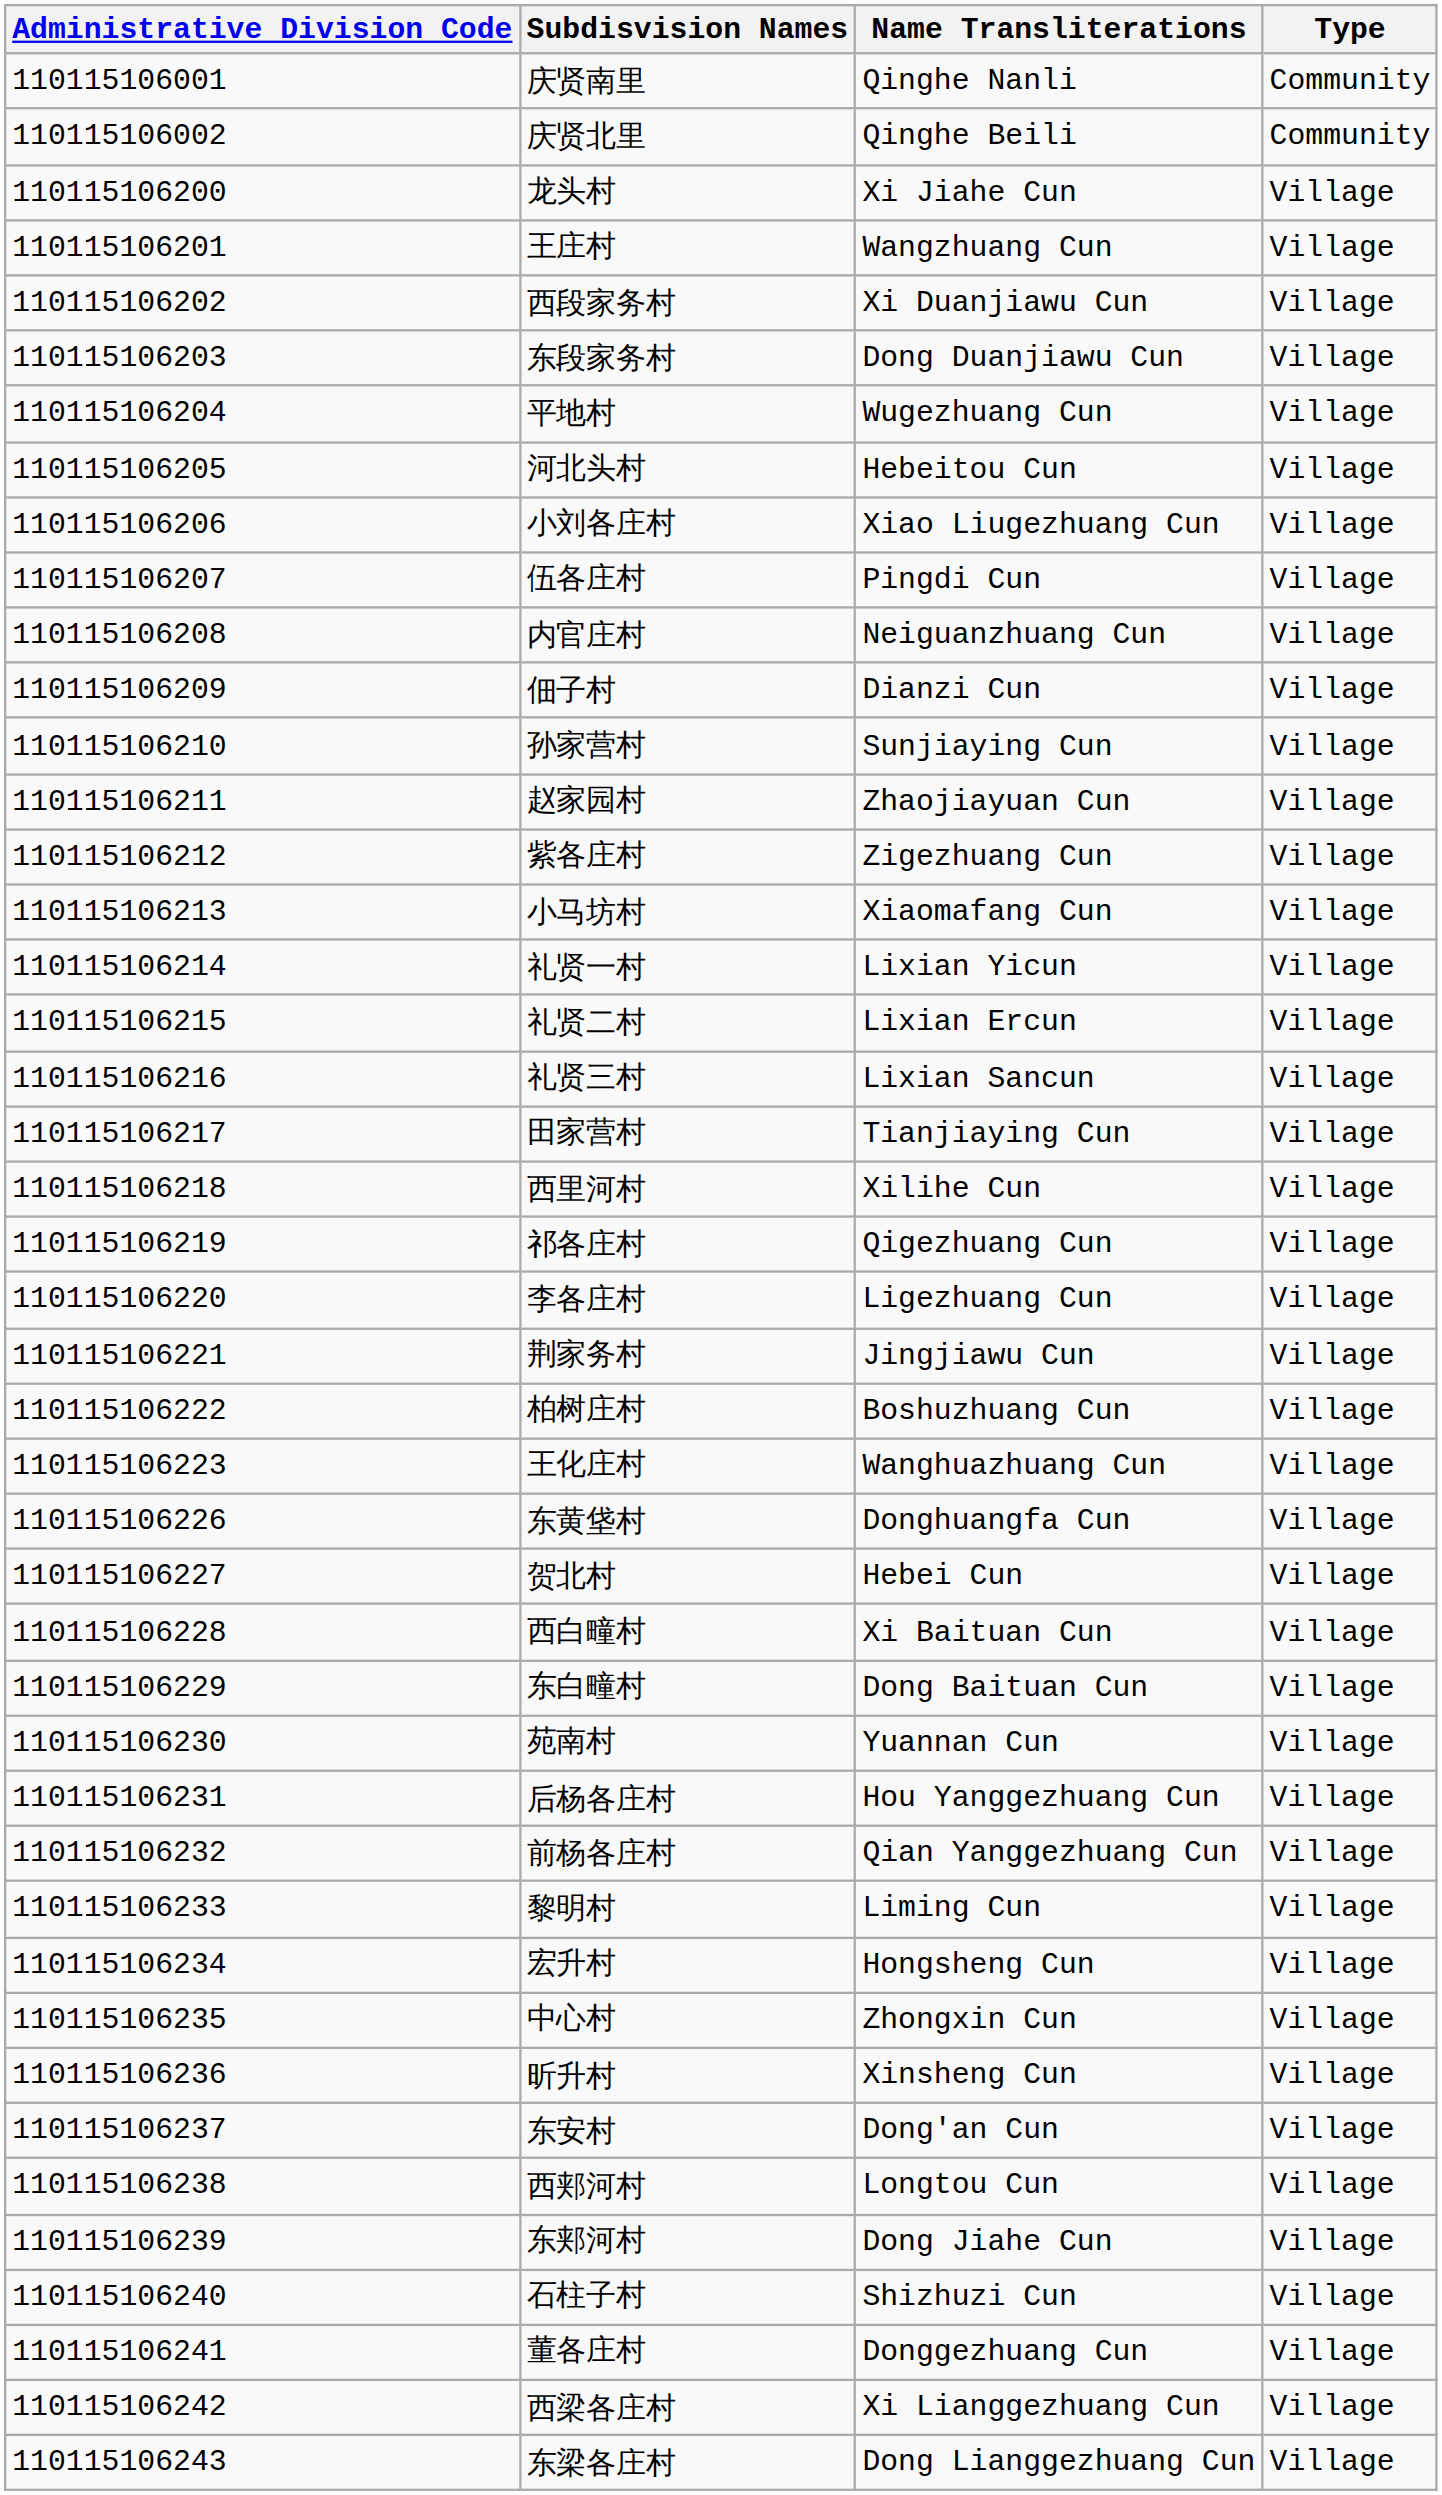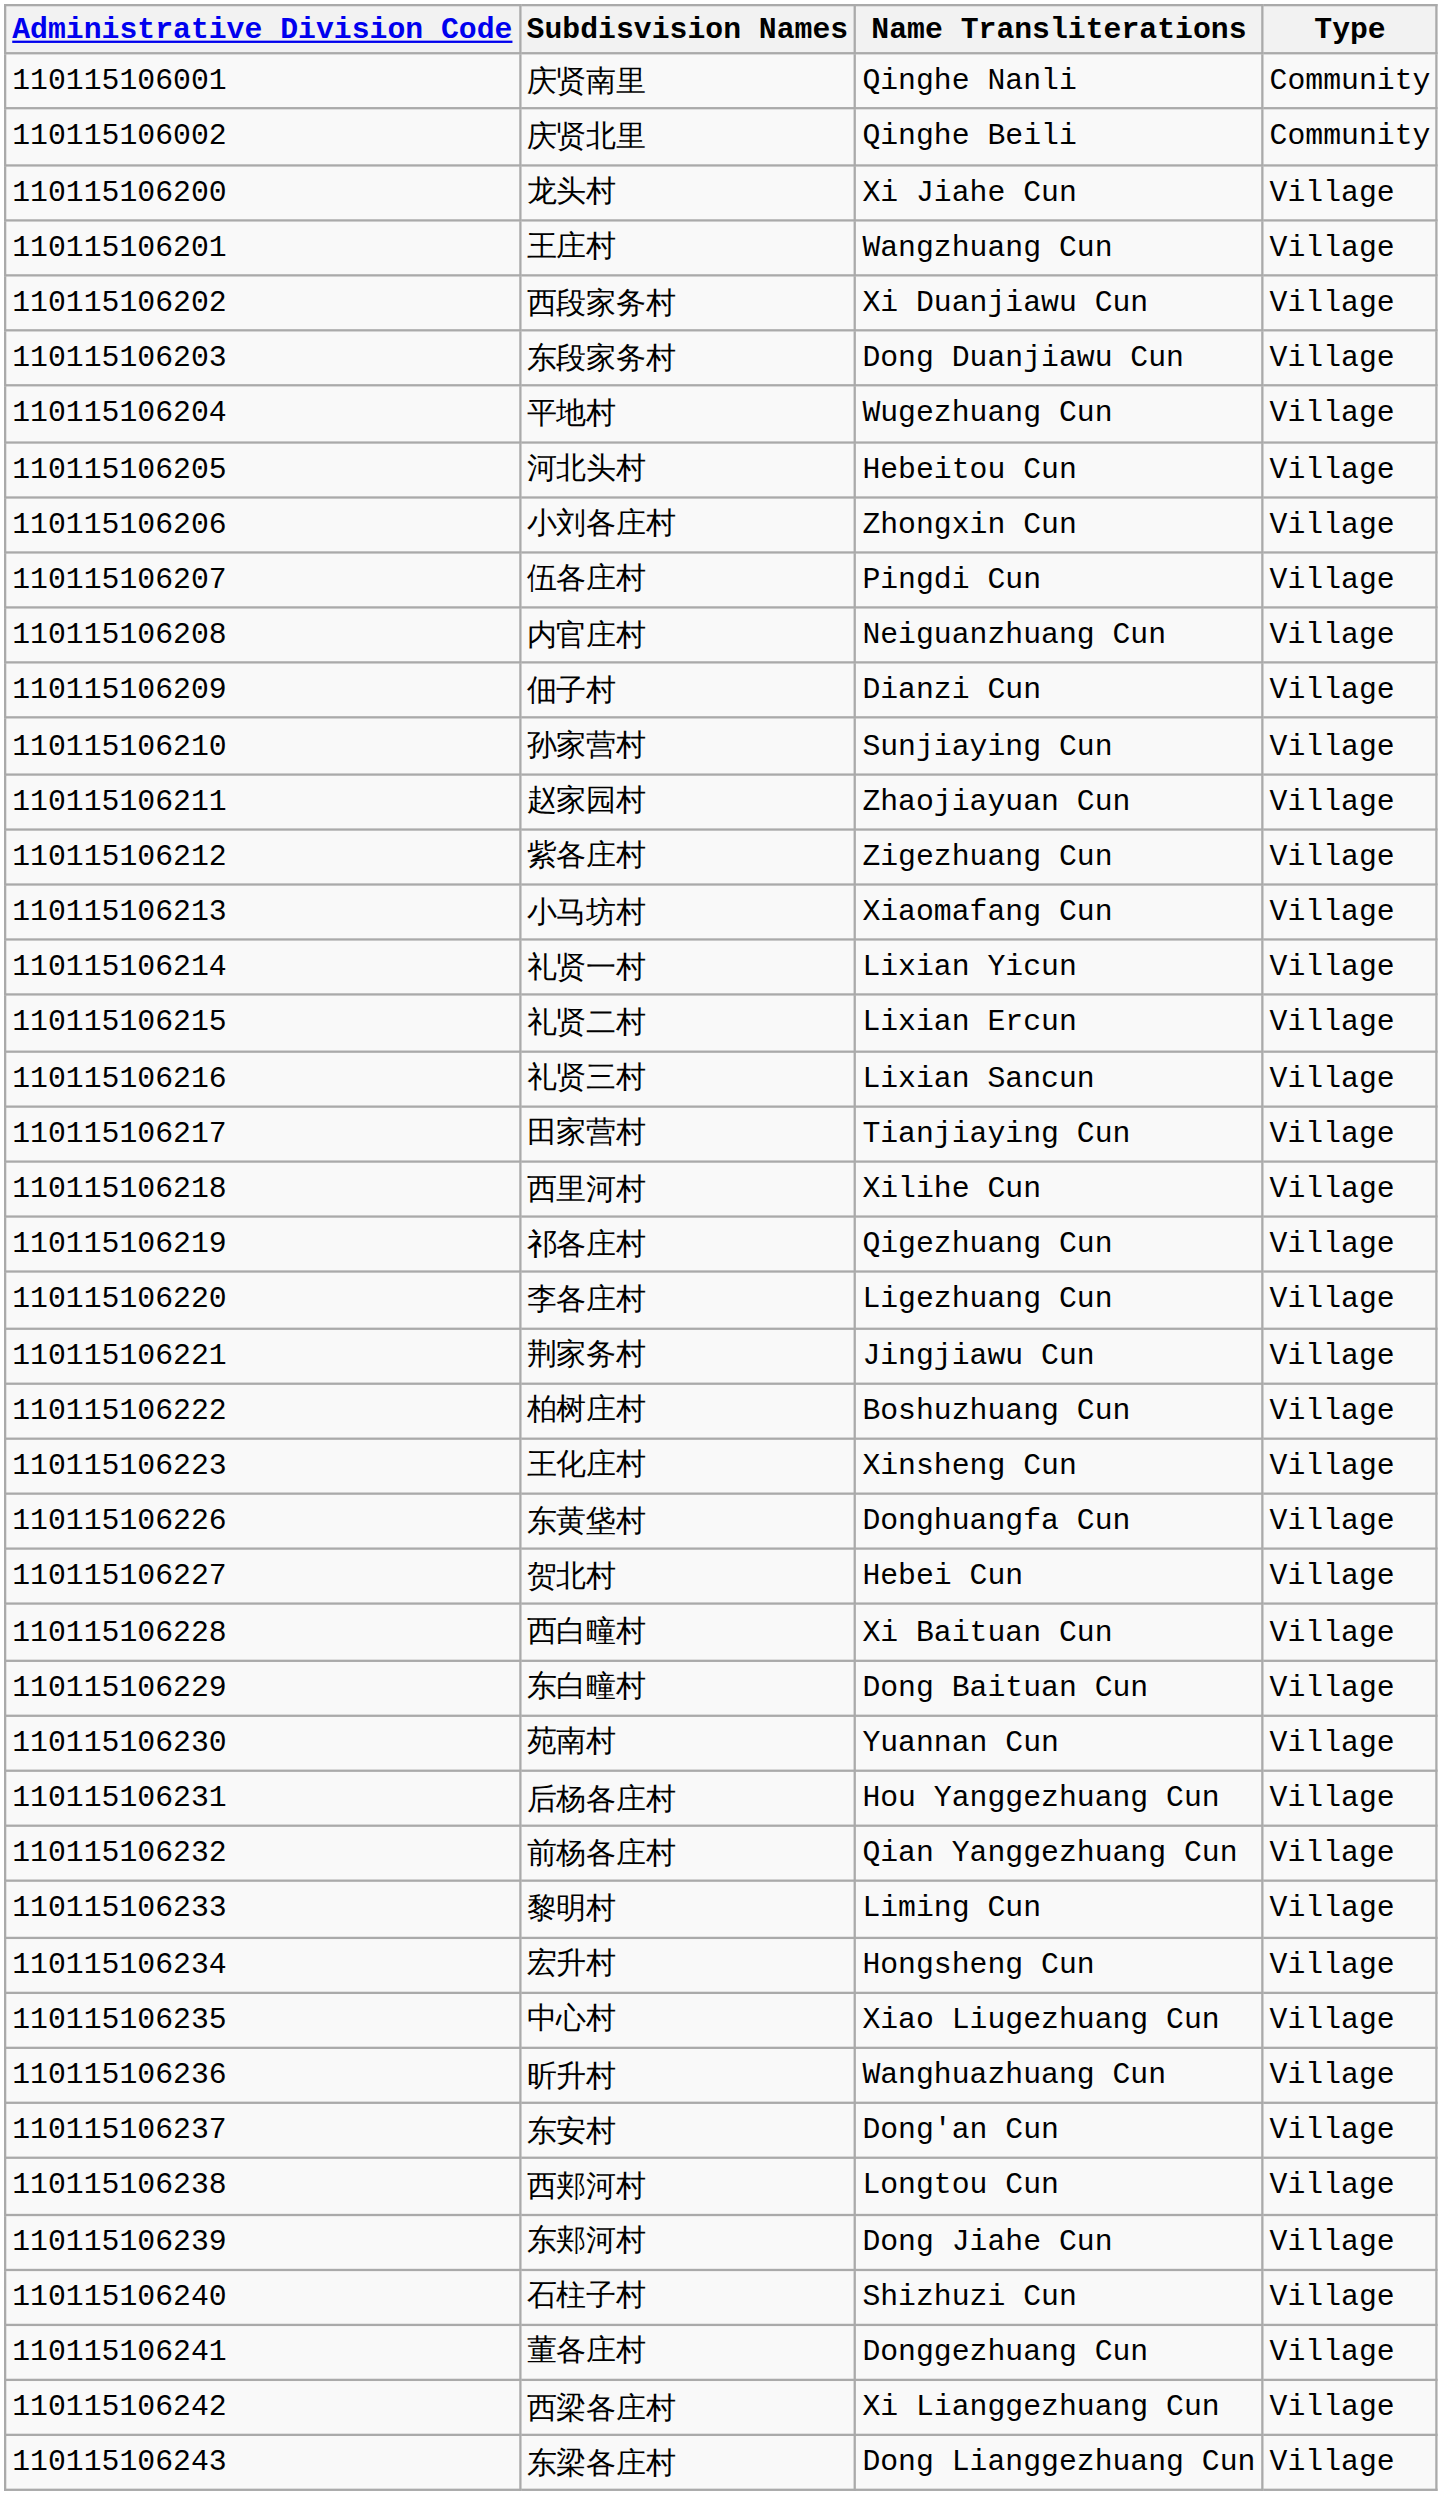(1041, 524) Xiao Liugezhuang Cun -> (970, 524) Zhongxin Cun
(1014, 1466) Wanghuazhuang Cun -> (970, 1466) Xinsheng Cun
(970, 2020) Zhongxin Cun -> (1041, 2020) Xiao Liugezhuang Cun
(970, 2075) Xinsheng Cun -> (1014, 2075) Wanghuazhuang Cun
